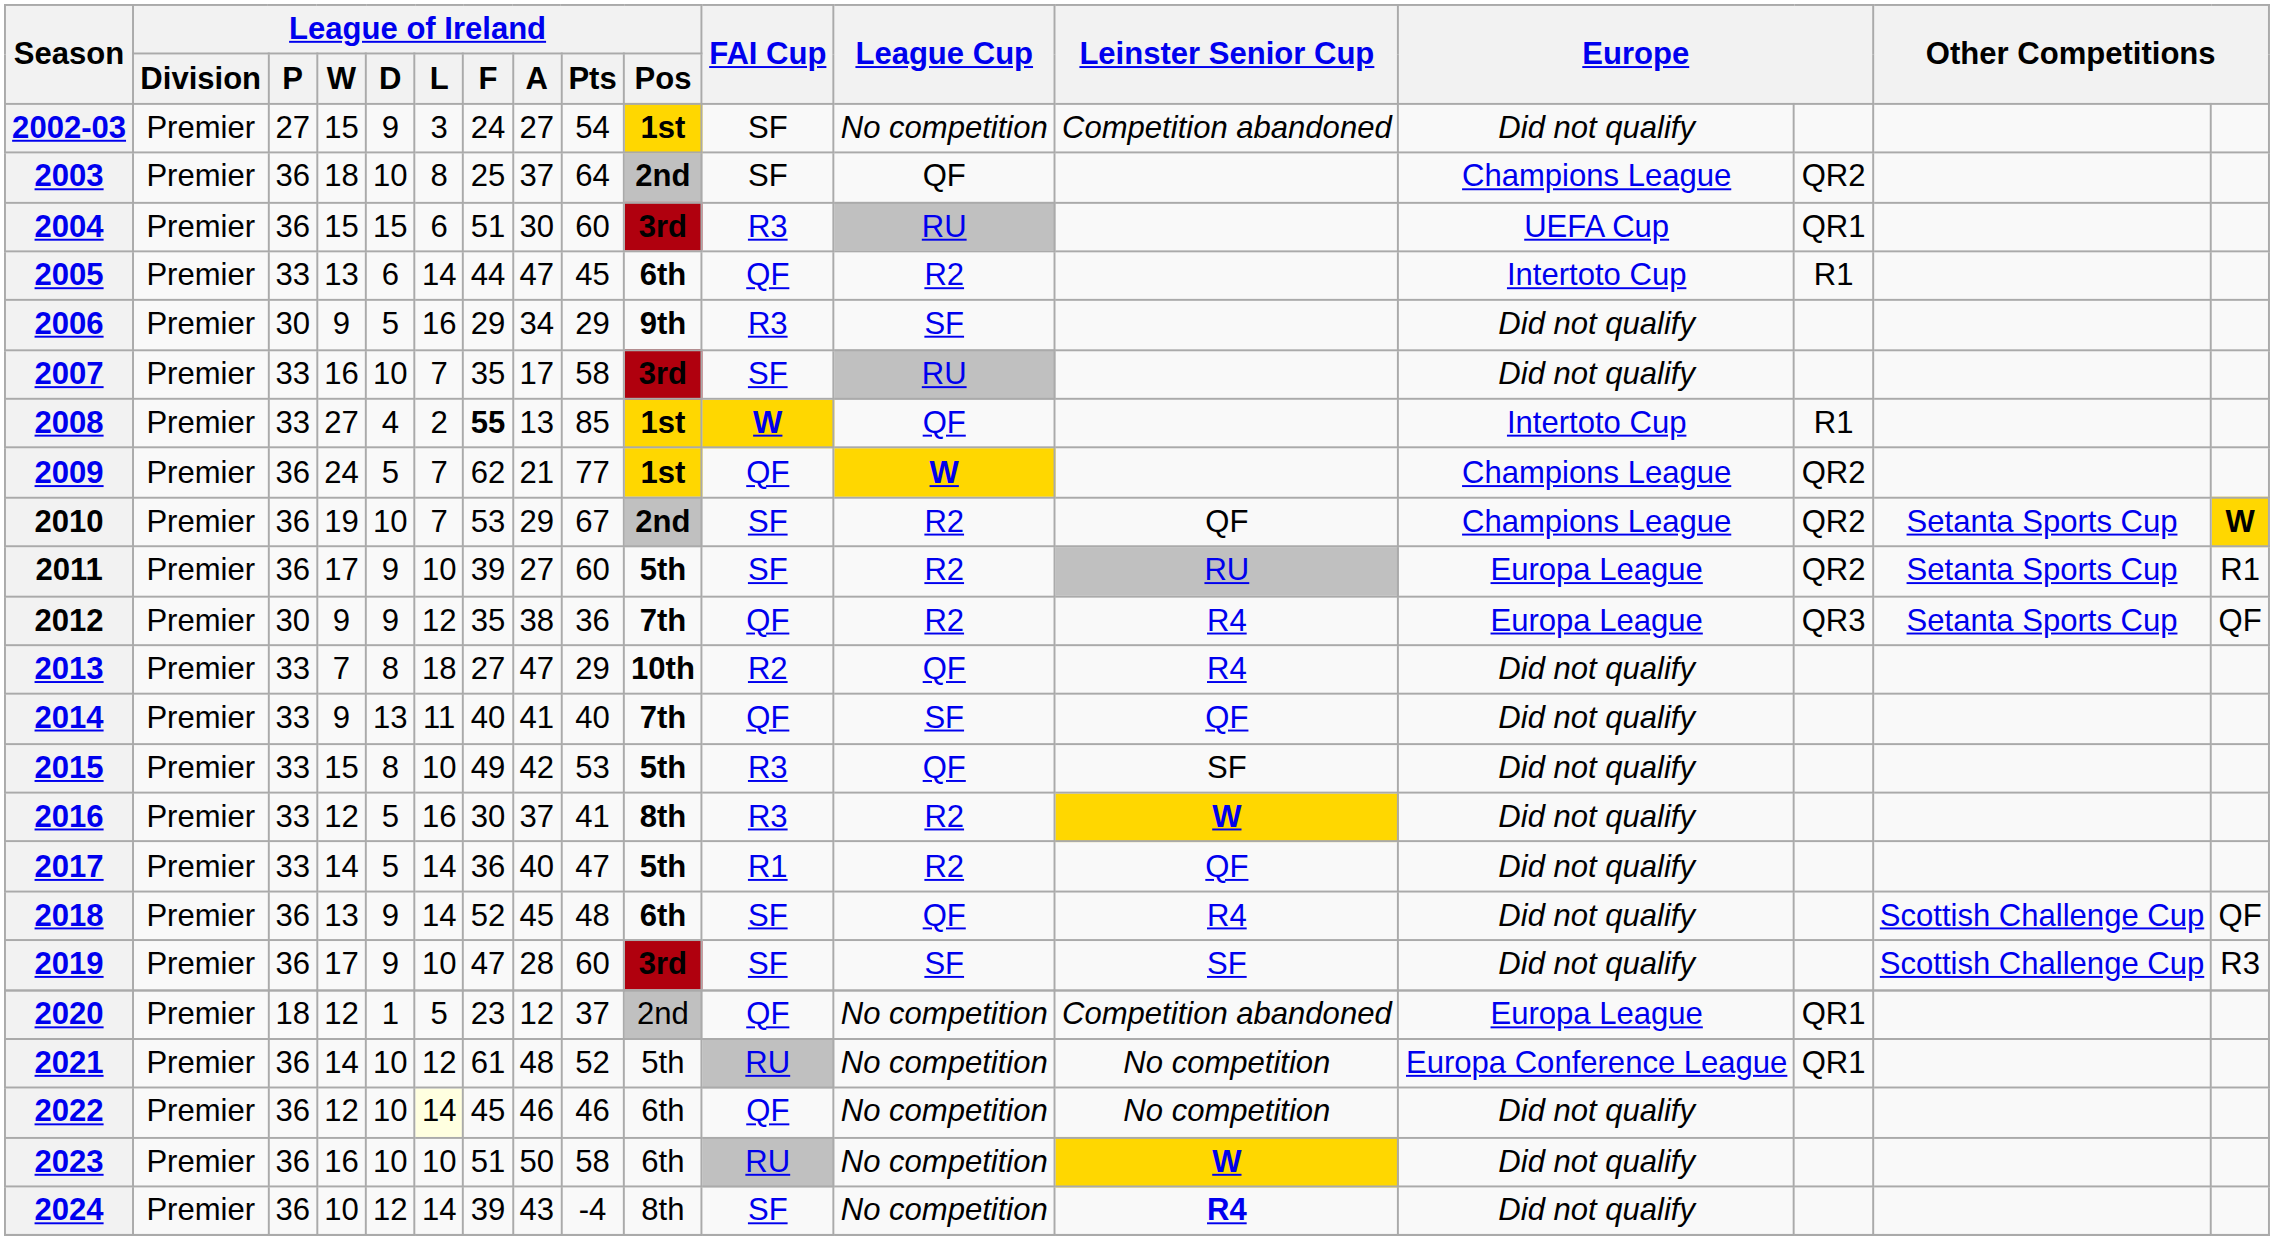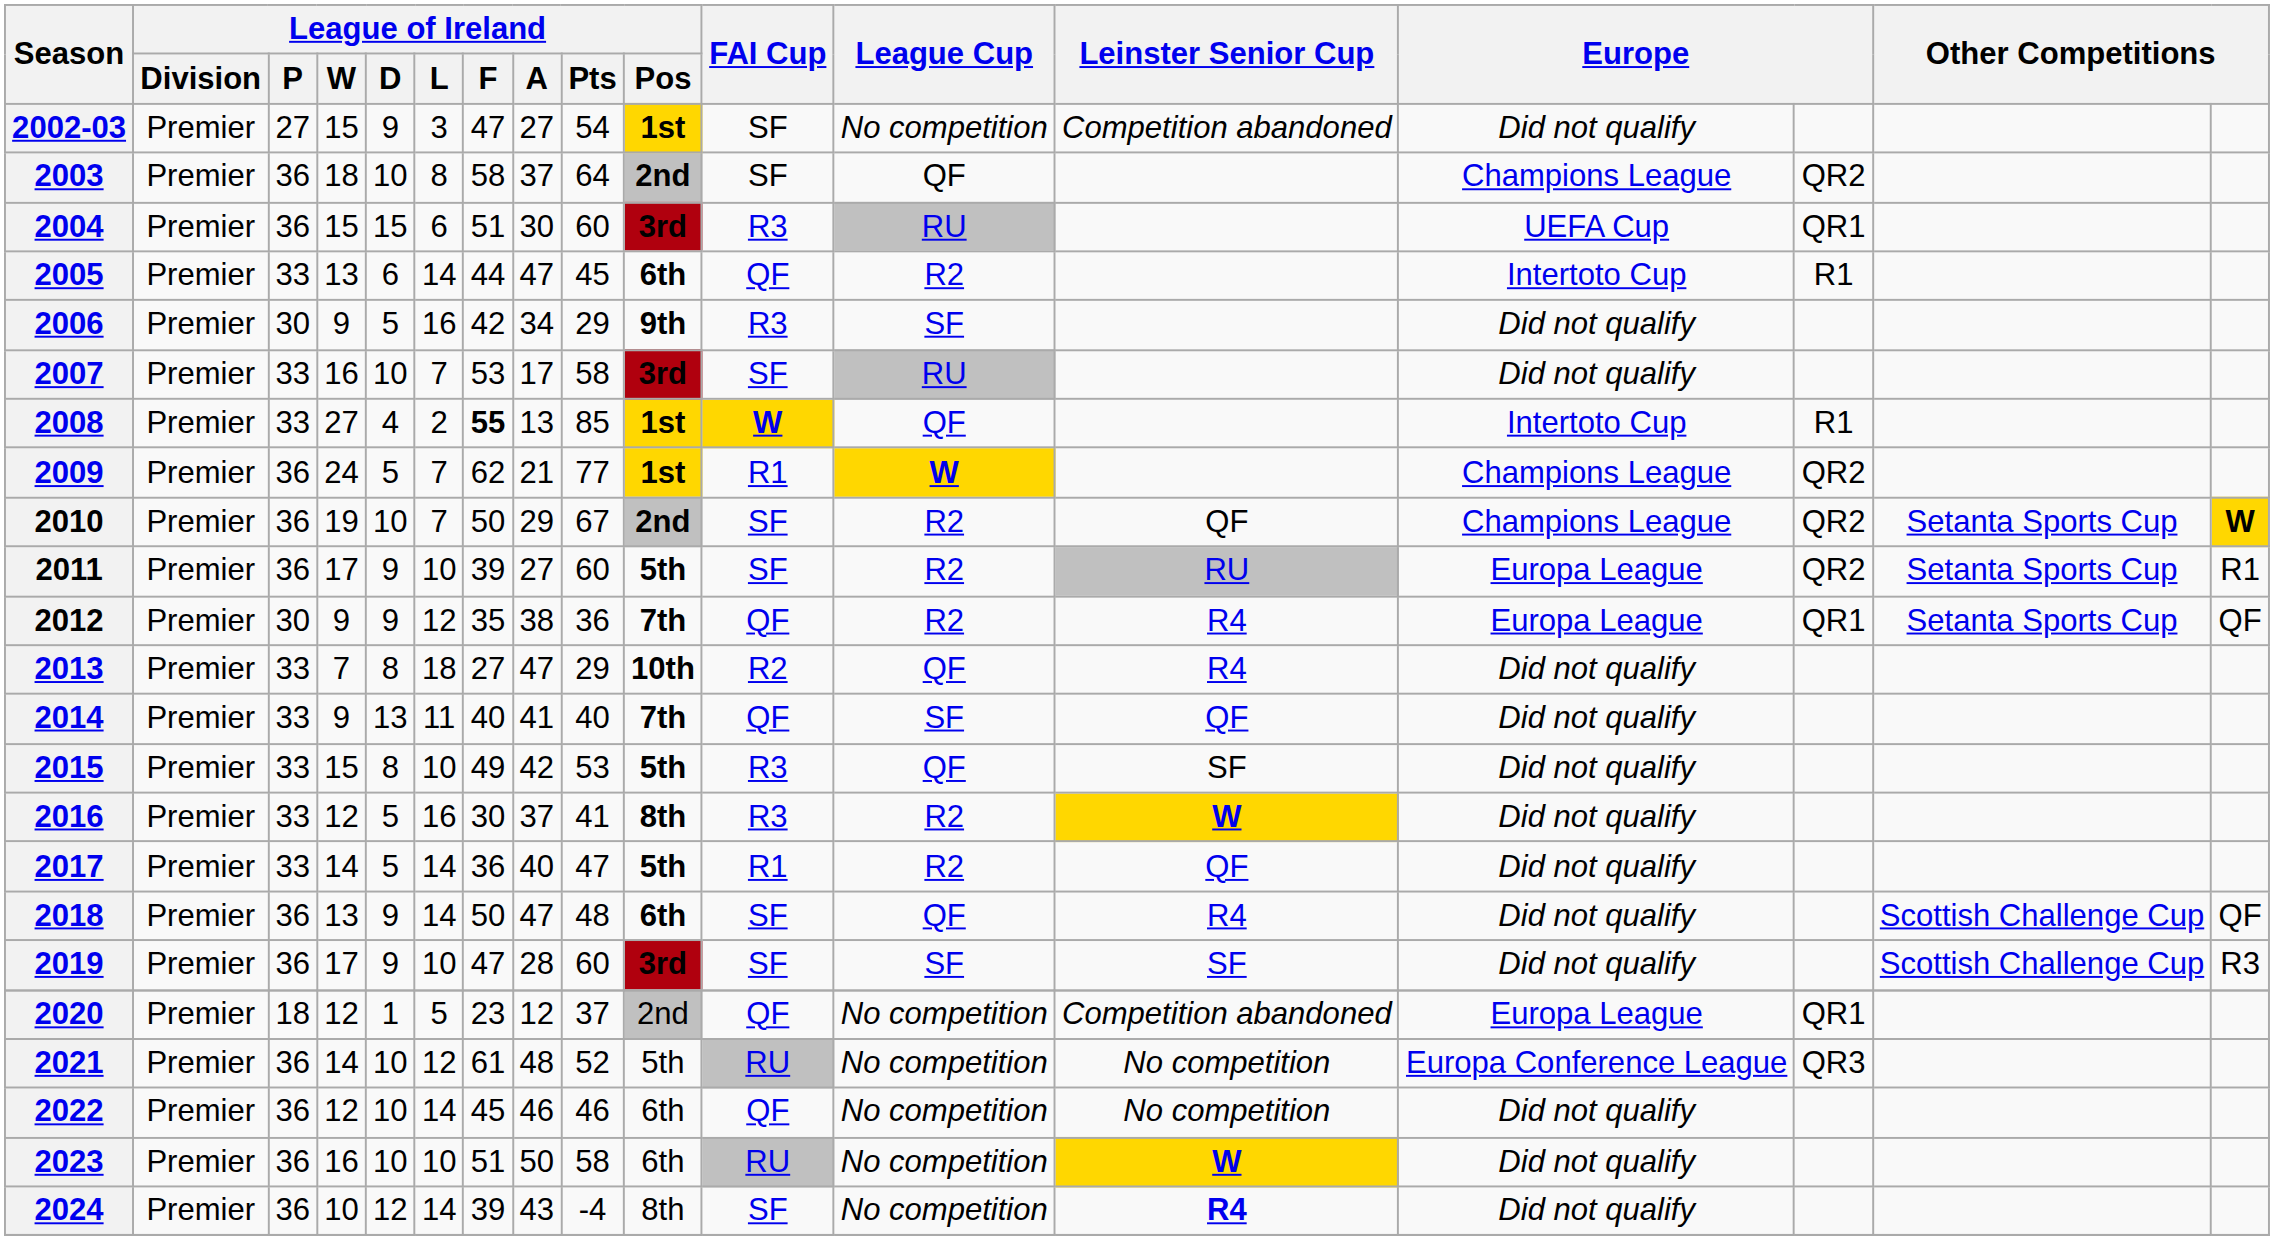(488, 127) 24 -> (488, 127) 47
(488, 176) 25 -> (488, 176) 58
(488, 324) 29 -> (488, 324) 42
(488, 373) 35 -> (488, 373) 53
(768, 472) QF -> (768, 472) R1
(488, 521) 53 -> (488, 521) 50
(1834, 619) QR3 -> (1834, 619) QR1
(488, 915) 52 -> (488, 915) 50
(537, 915) 45 -> (537, 915) 47
(1834, 1062) QR1 -> (1834, 1062) QR3
(439, 1112) lightyellow background -> (439, 1112) no background
